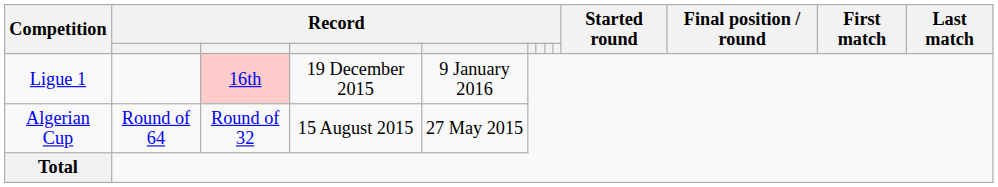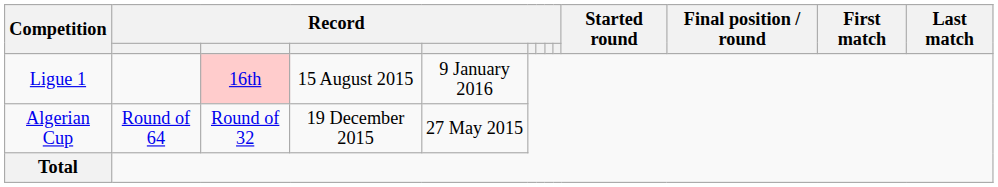(356, 78) 19 December 2015 -> (356, 78) 15 August 2015
(356, 128) 15 August 2015 -> (356, 128) 19 December 2015
